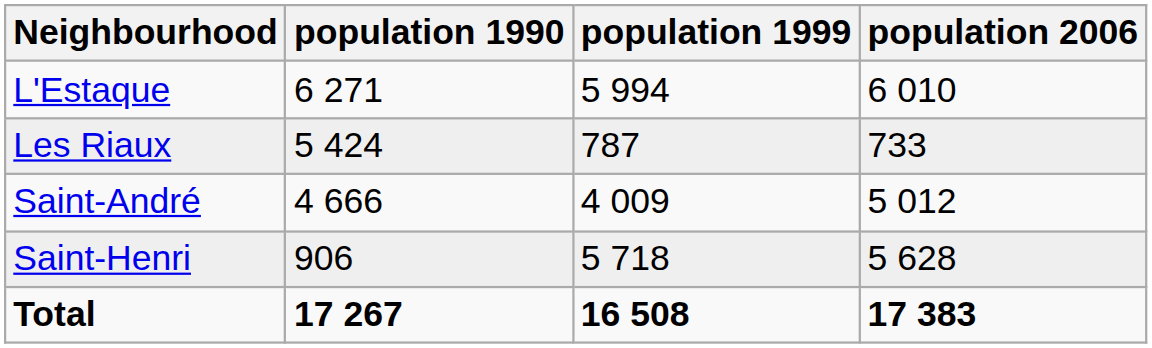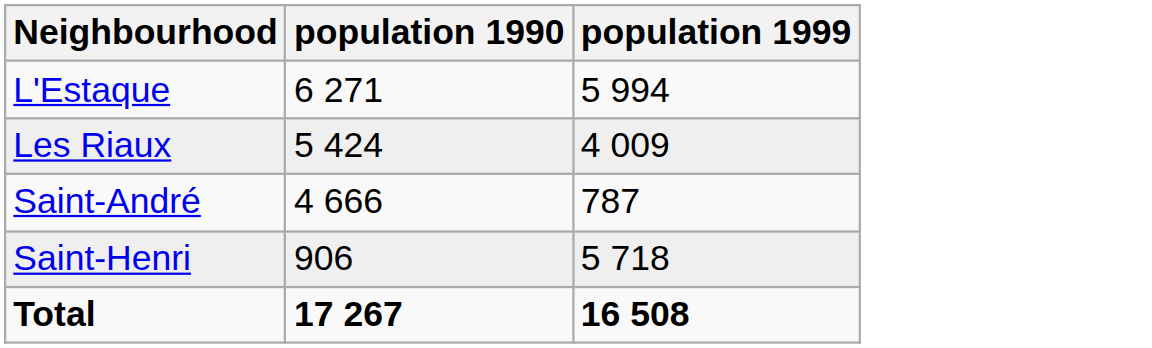- column: (1003, 32)
(610, 145) 787 -> (625, 145) 4 009
(625, 201) 4 009 -> (610, 201) 787
